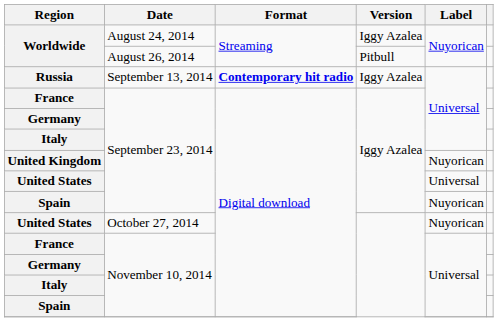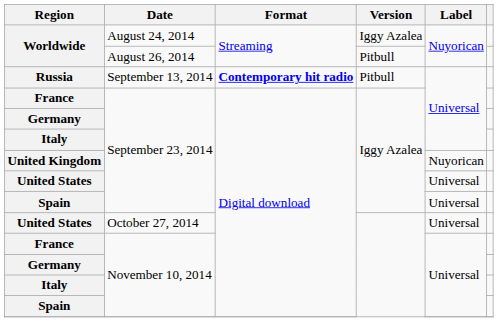(391, 77) Iggy Azalea -> (377, 77) Pitbull
(456, 202) Nuyorican -> (454, 202) Universal
(456, 222) Nuyorican -> (454, 222) Universal
